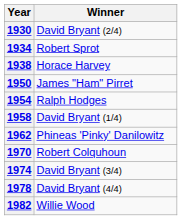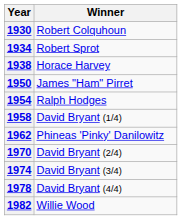(79, 30) David Bryant (2/4) -> (81, 30) Robert Colquhoun
(81, 153) Robert Colquhoun -> (79, 153) David Bryant (2/4)
